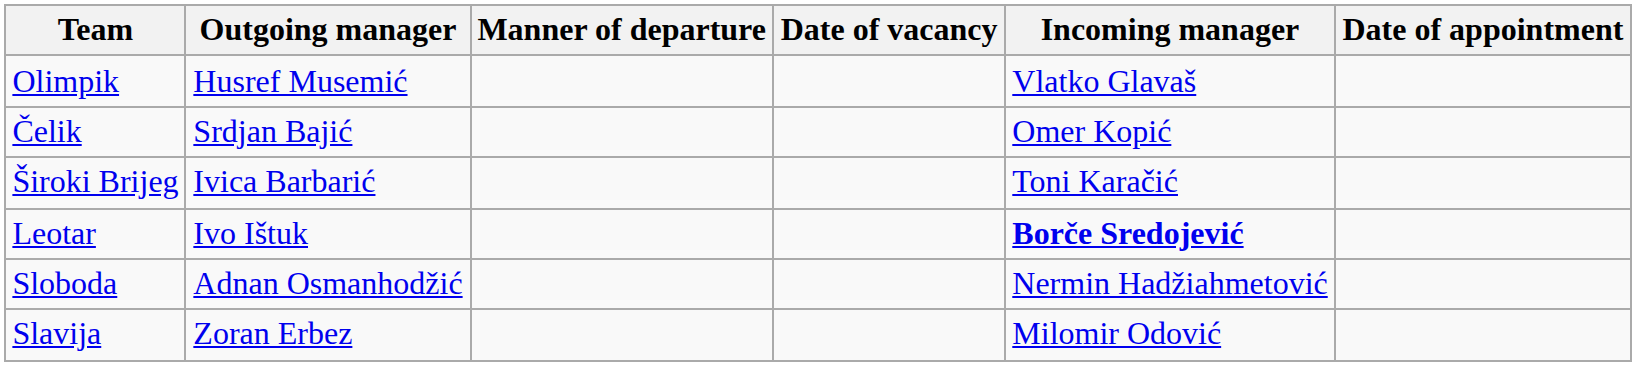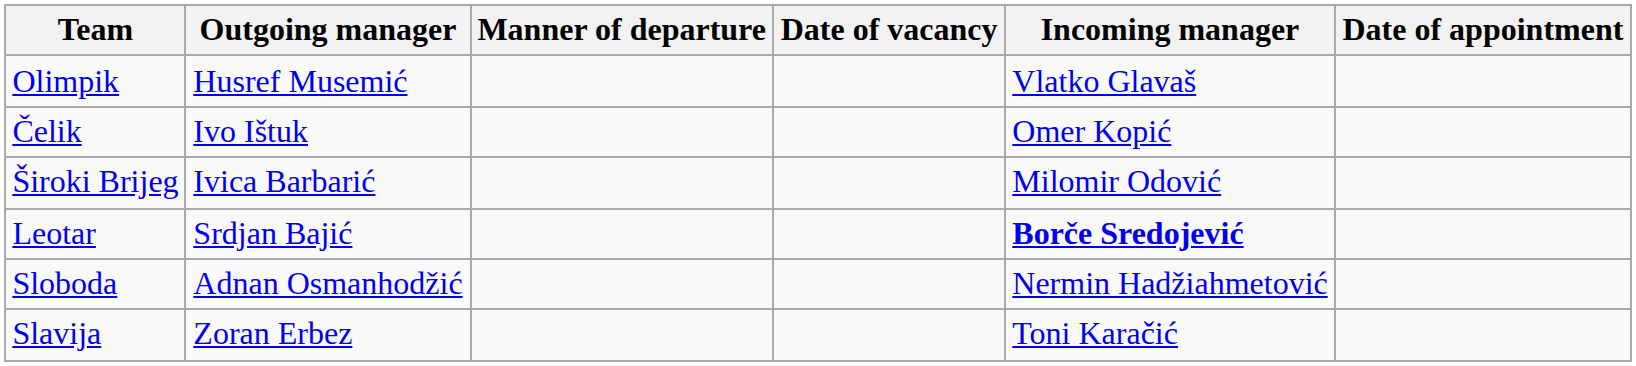(273, 131) Srdjan Bajić -> (251, 131) Ivo Ištuk
(1095, 182) Toni Karačić -> (1117, 182) Milomir Odović
(251, 232) Ivo Ištuk -> (273, 232) Srdjan Bajić
(1117, 334) Milomir Odović -> (1095, 334) Toni Karačić
